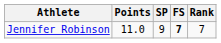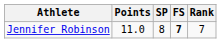(162, 29) 9 -> (162, 29) 8
